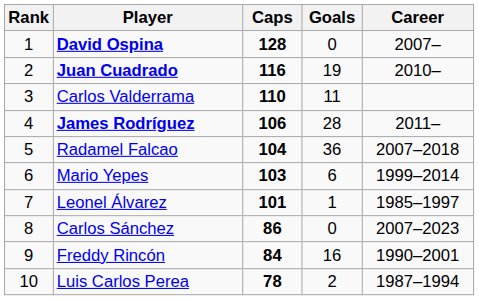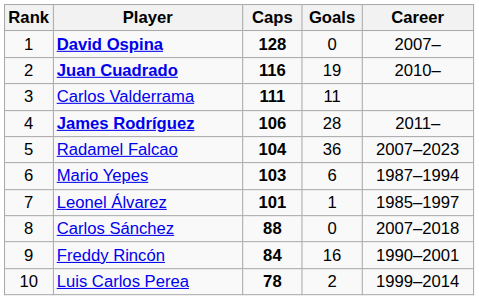(272, 96) 110 -> (272, 96) 111
(418, 149) 2007–2018 -> (418, 149) 2007–2023
(418, 176) 1999–2014 -> (418, 176) 1987–1994
(272, 228) 86 -> (272, 228) 88
(418, 228) 2007–2023 -> (418, 228) 2007–2018
(418, 281) 1987–1994 -> (418, 281) 1999–2014
